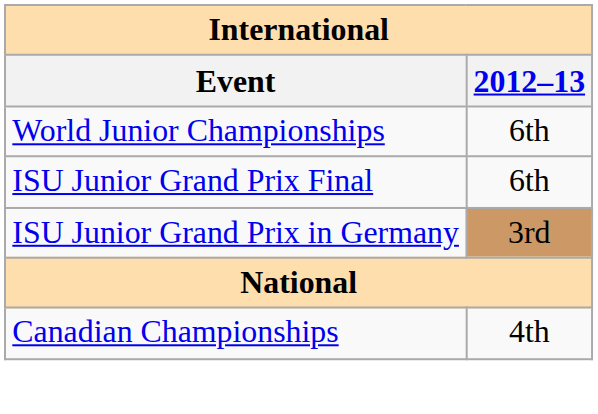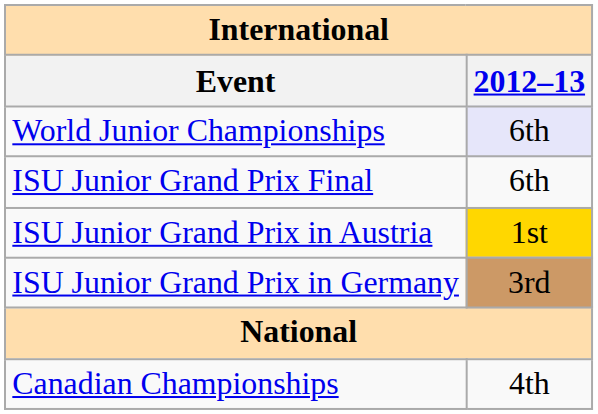(529, 130) no background -> (529, 130) lavender background
+ row: (222, 231)
